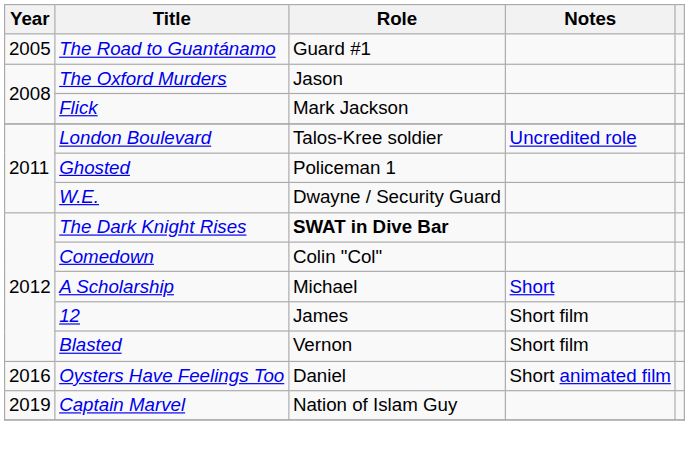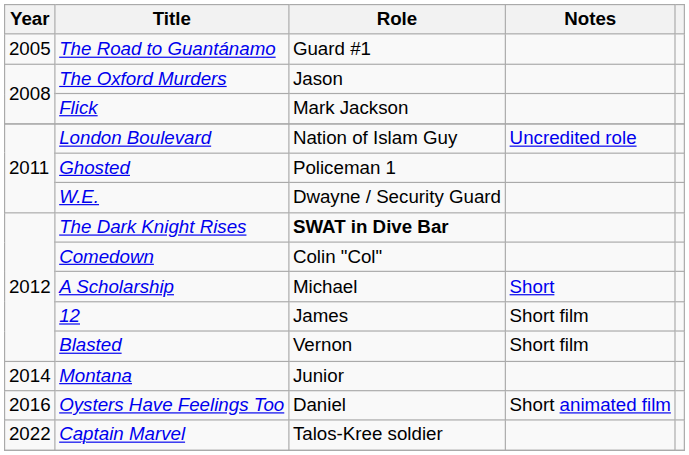(368, 138) Talos-Kree soldier -> (375, 138) Nation of Islam Guy
+ row: (96, 375)
(30, 405) 2019 -> (30, 434) 2022
(375, 405) Nation of Islam Guy -> (368, 434) Talos-Kree soldier
